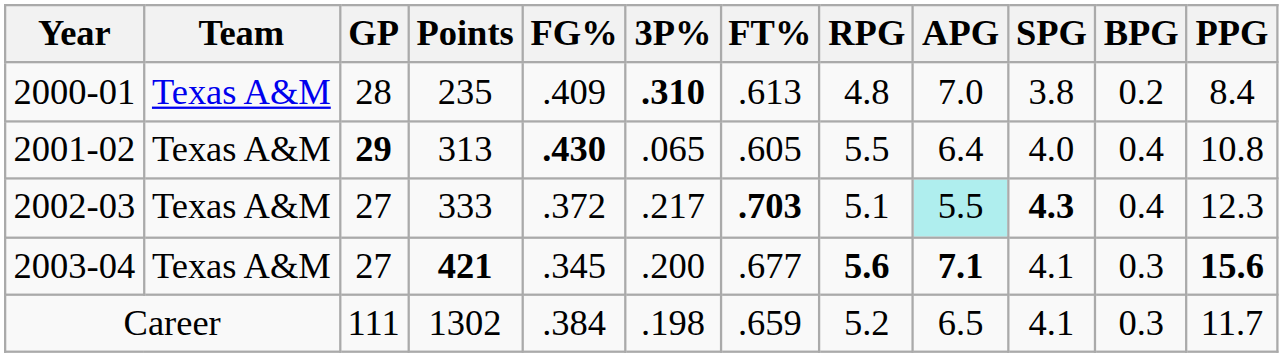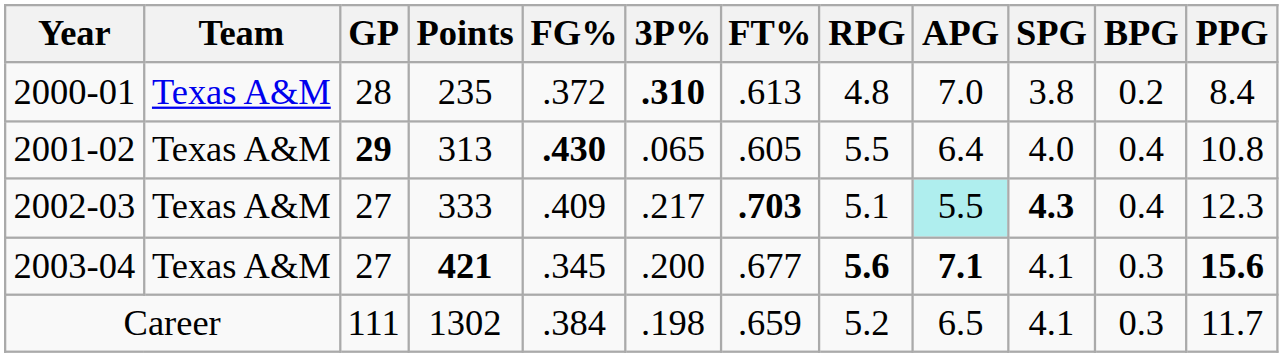(574, 91) .409 -> (574, 91) .372
(574, 206) .372 -> (574, 206) .409
